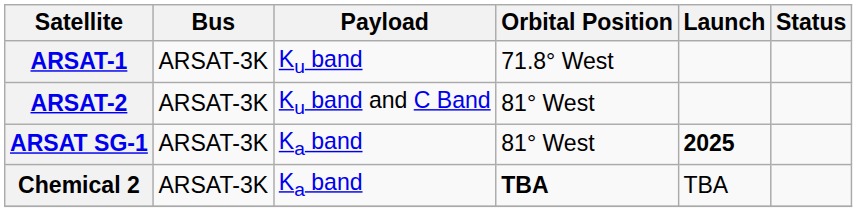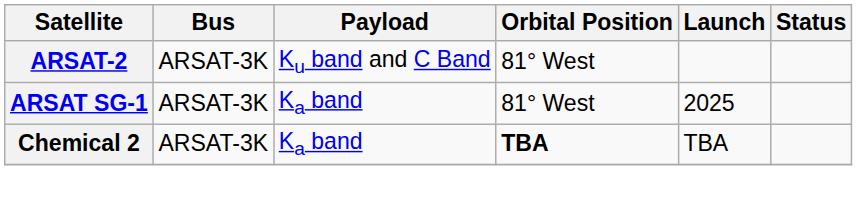- row: (79, 61)
(709, 143) bold -> (709, 102) normal
